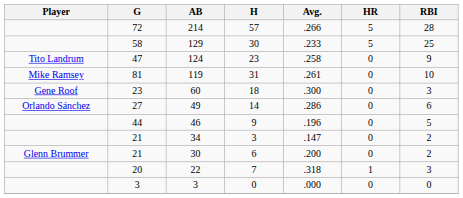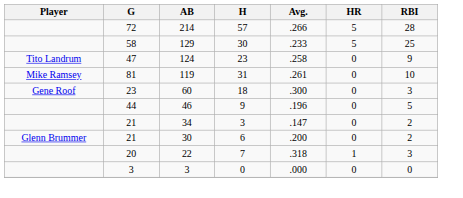- row: (196, 106)
